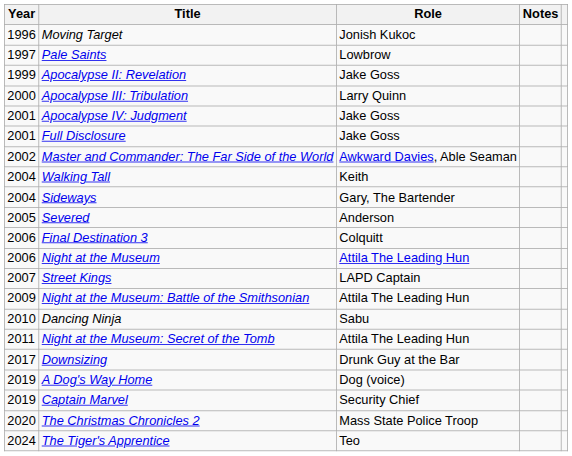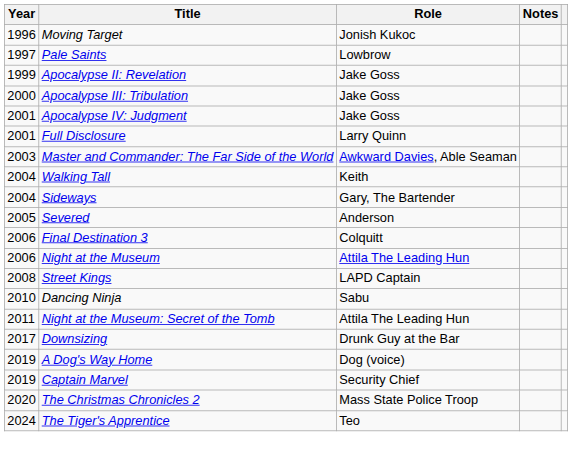(373, 95) Larry Quinn -> (370, 95) Jake Goss
(370, 136) Jake Goss -> (373, 136) Larry Quinn
(22, 156) 2002 -> (22, 156) 2003
(22, 278) 2007 -> (22, 278) 2008
- row: (175, 298)
